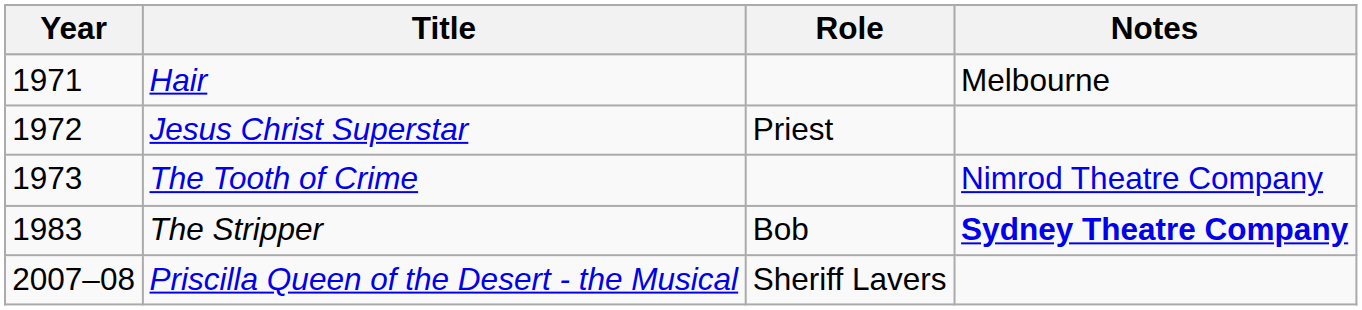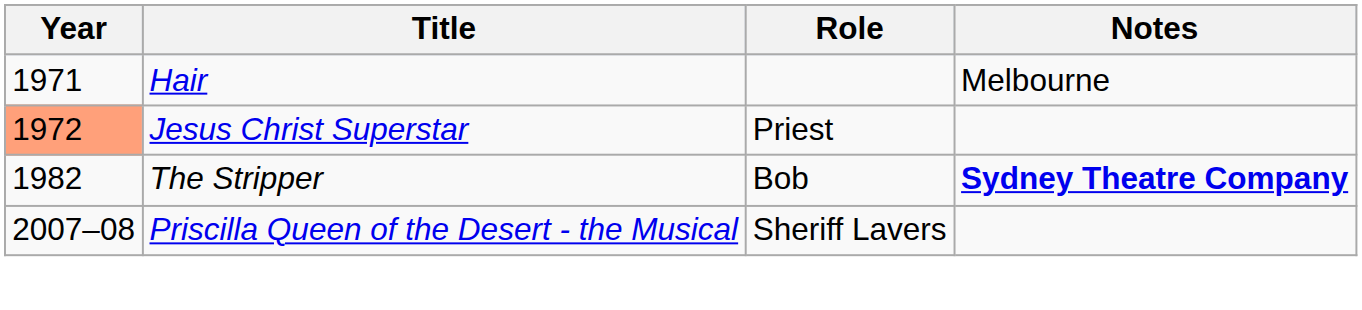(47, 129) no background -> (47, 129) lightsalmon background
- row: (284, 179)
(47, 229) 1983 -> (47, 179) 1982
